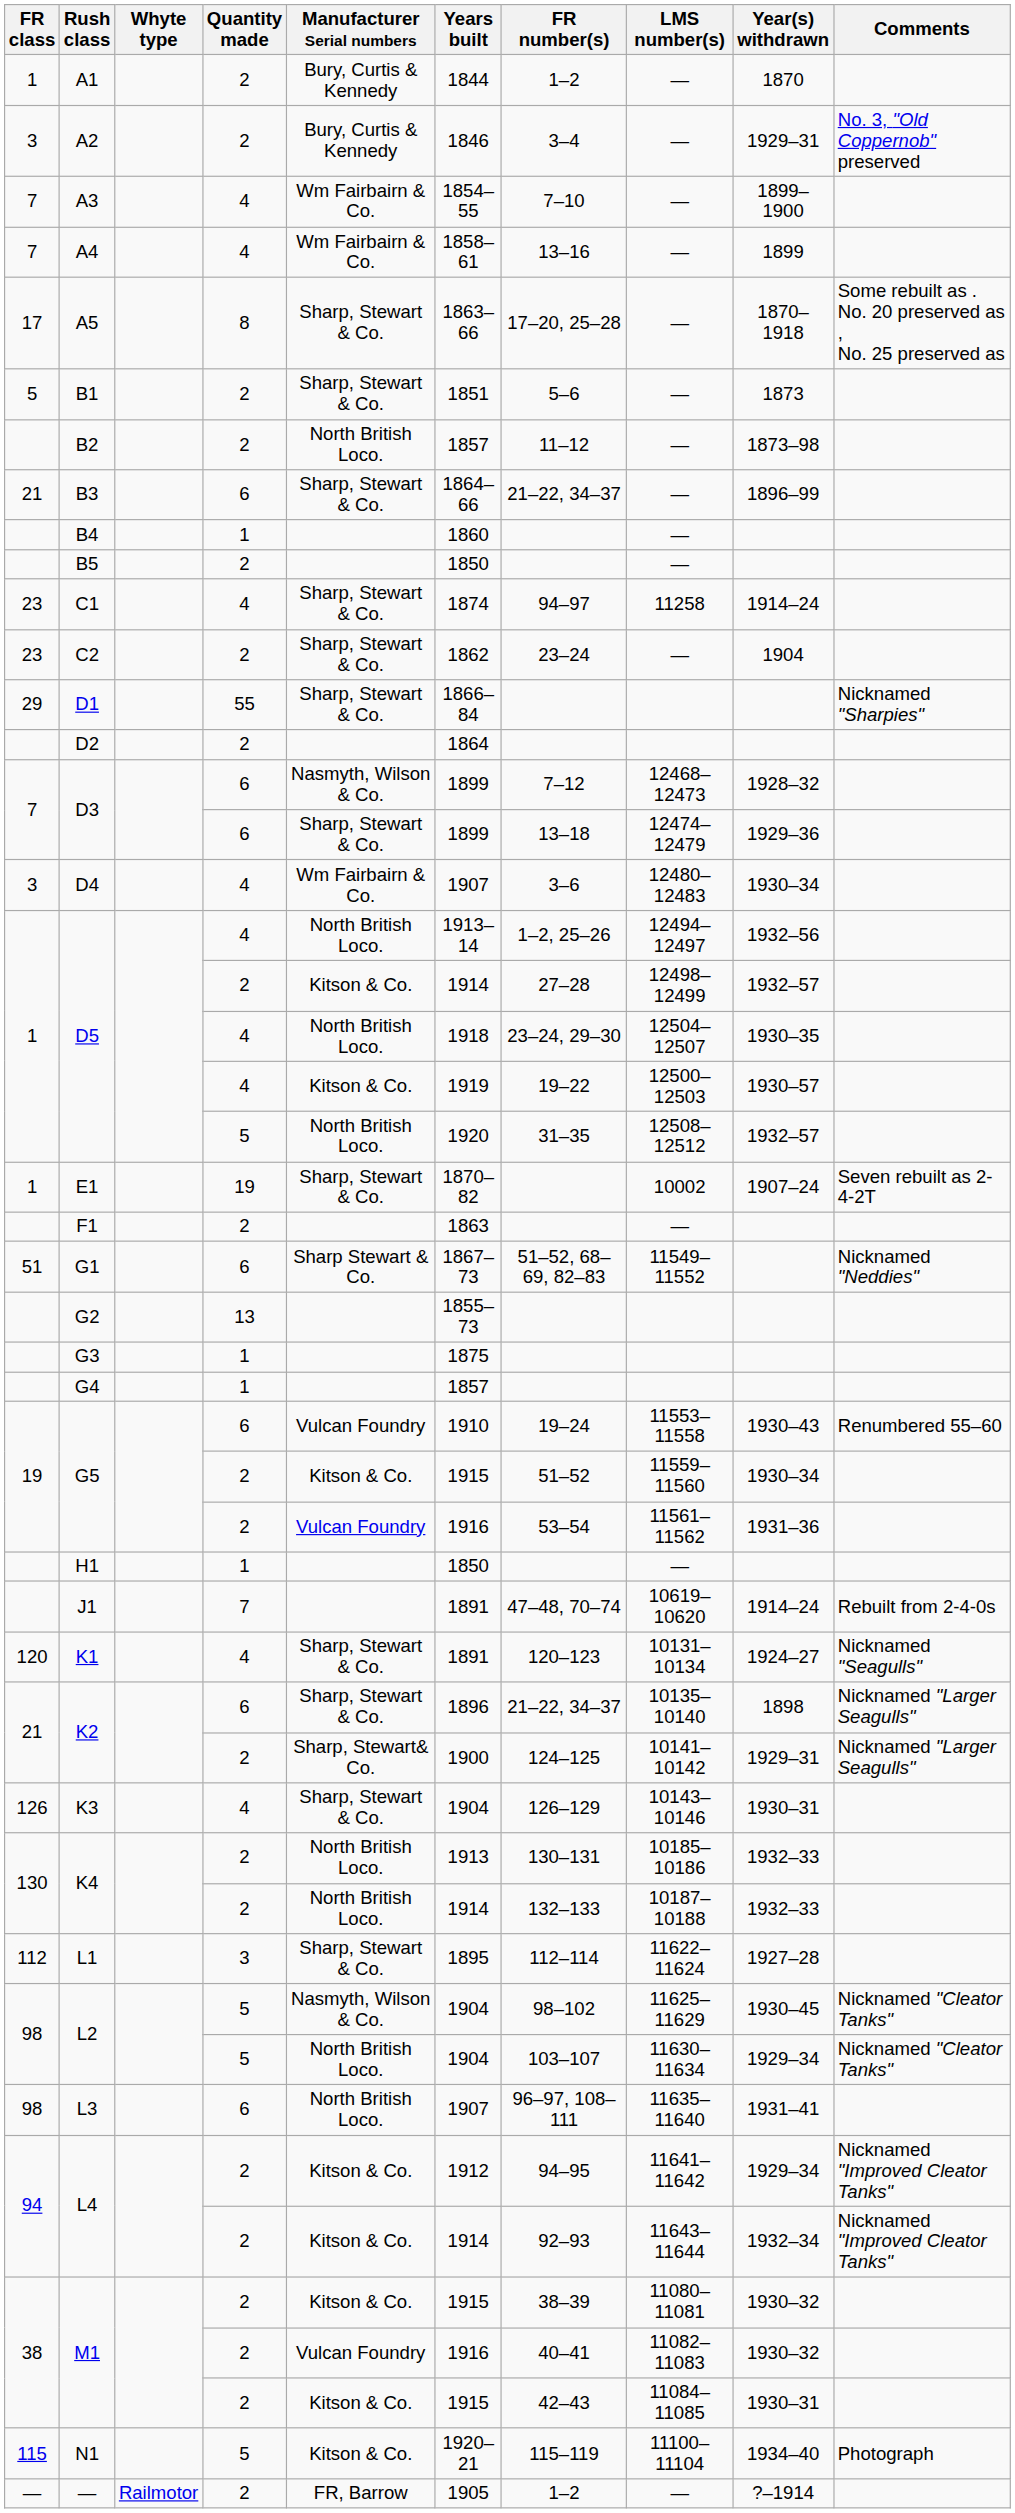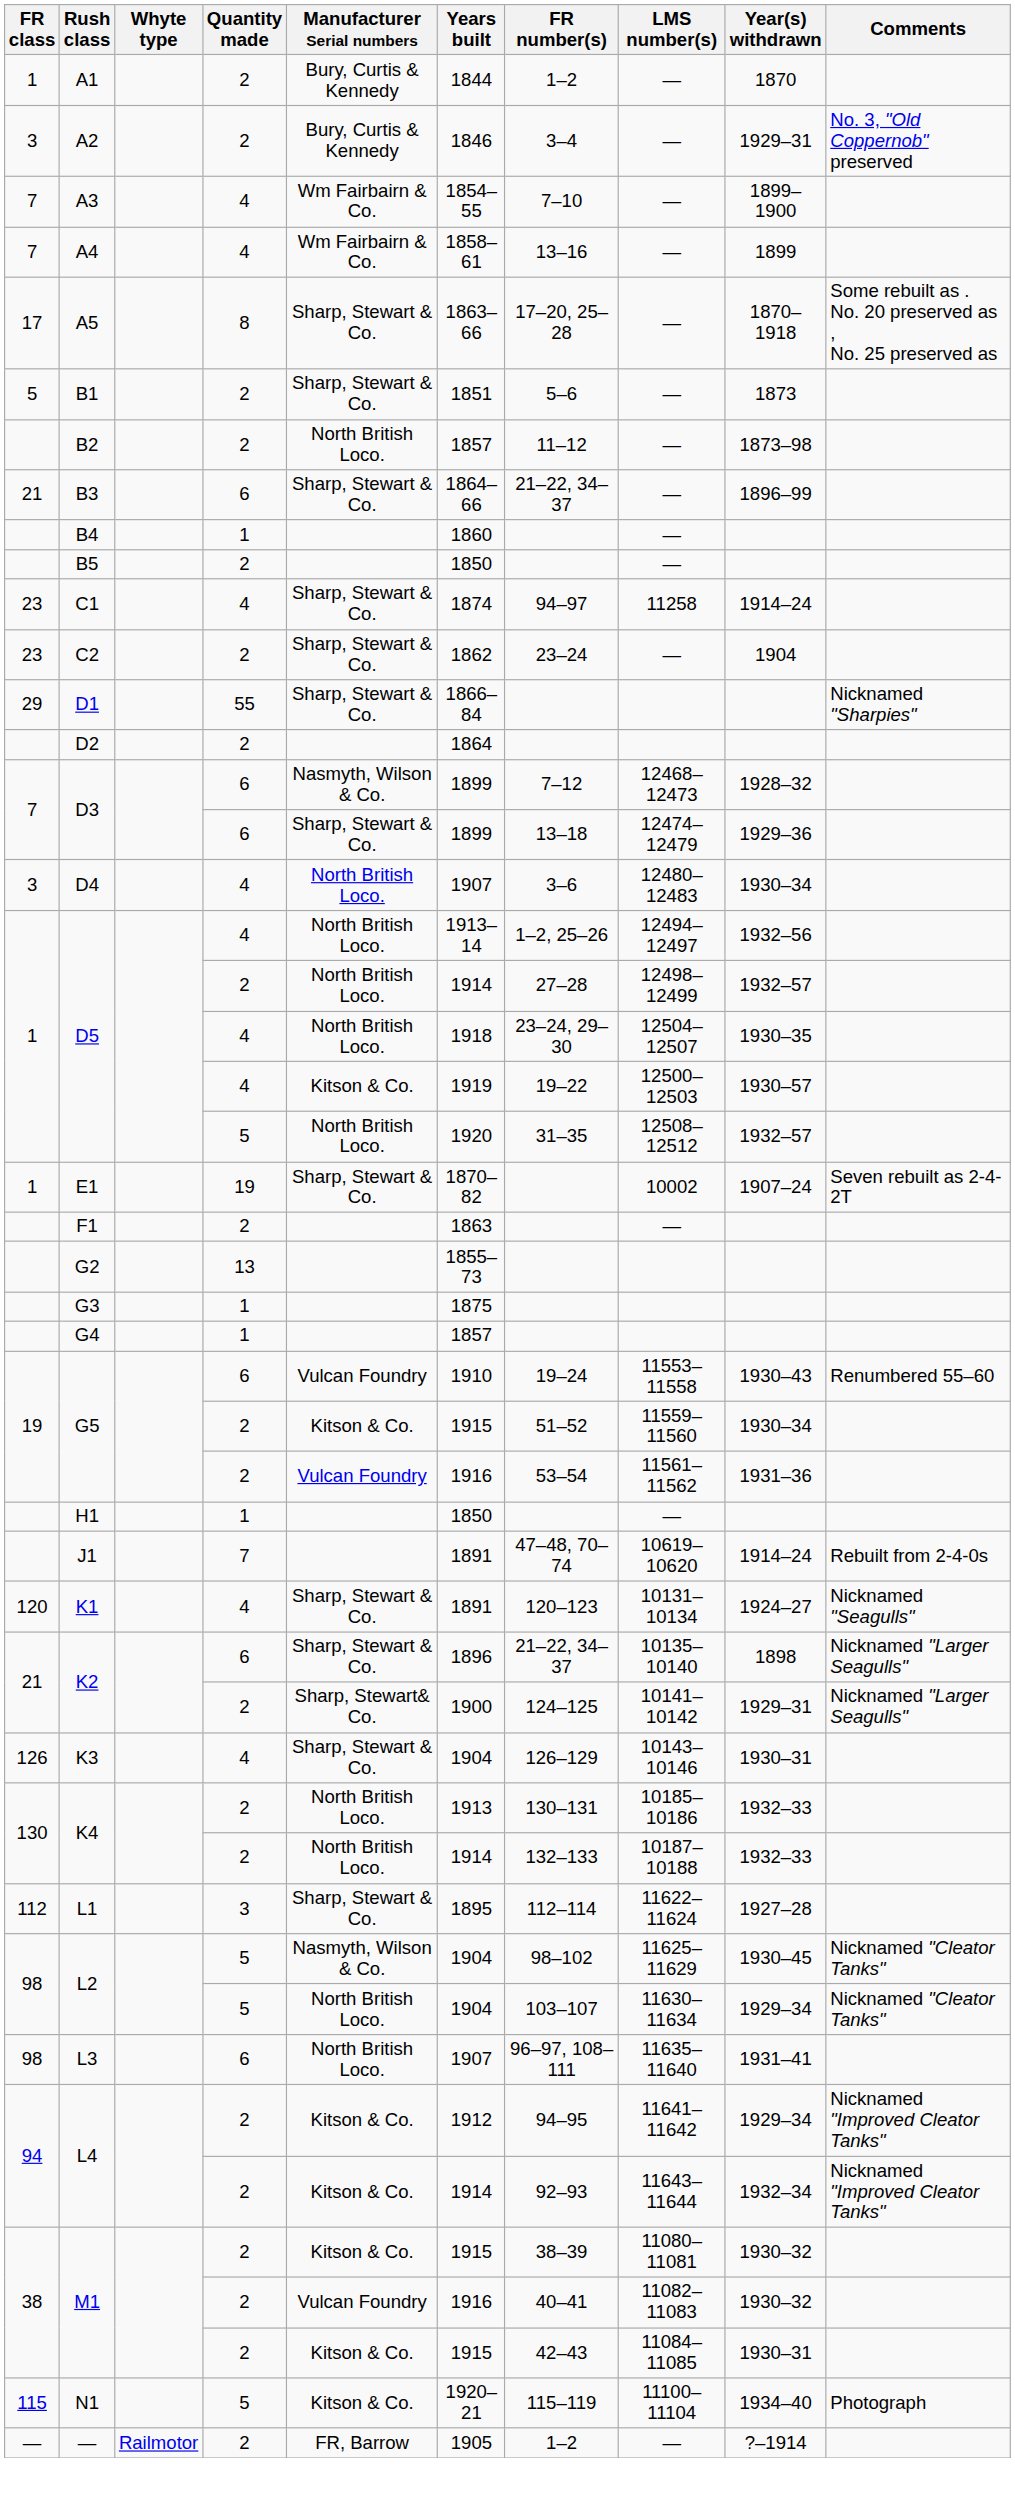(361, 885) Wm Fairbairn & Co. -> (362, 885) North British Loco.
(361, 985) Kitson & Co. -> (362, 985) North British Loco.
- row: (87, 1266)
